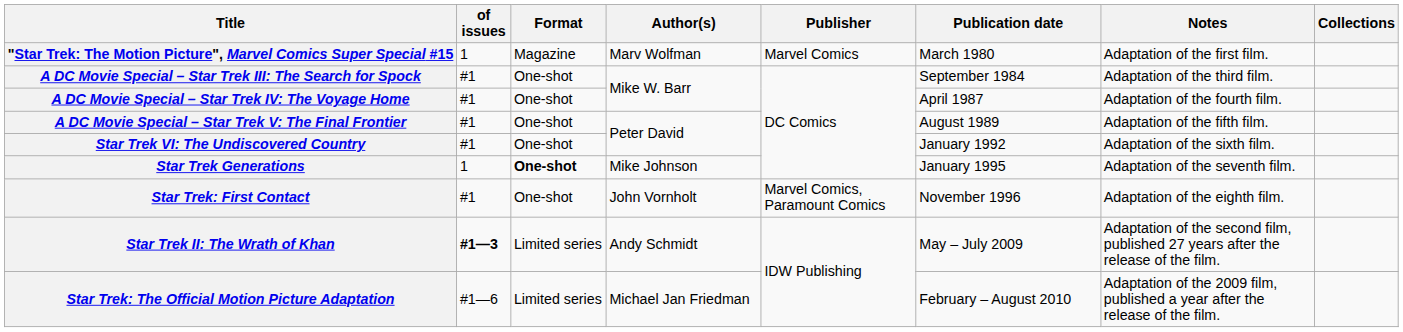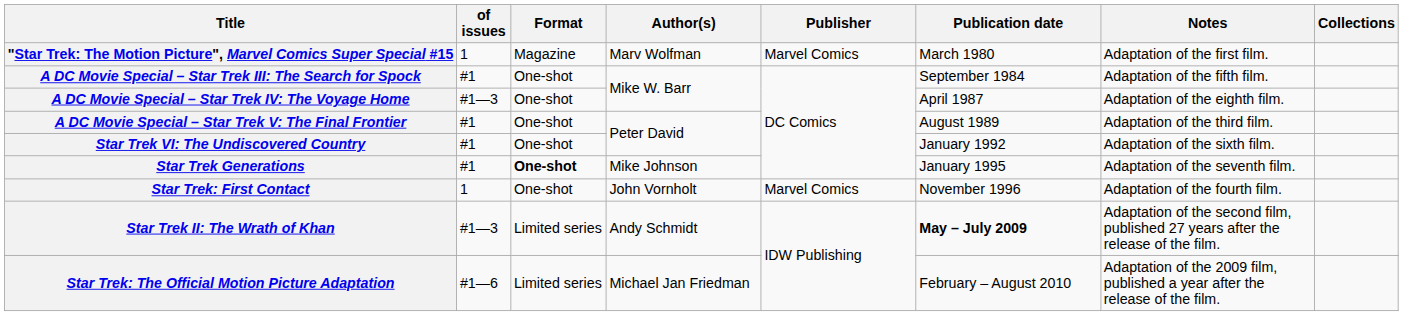(1189, 76) Adaptation of the third film. -> (1186, 76) Adaptation of the fifth film.
(468, 99) #1 -> (479, 99) #1—3
(1193, 99) Adaptation of the fourth film. -> (1194, 99) Adaptation of the eighth film.
(1186, 122) Adaptation of the fifth film. -> (1189, 122) Adaptation of the third film.
(464, 167) 1 -> (468, 167) #1
(468, 197) #1 -> (464, 189) 1
(825, 197) Marvel Comics, Paramount Comics -> (811, 189) Marvel Comics
(1194, 197) Adaptation of the eighth film. -> (1193, 189) Adaptation of the fourth film.
(479, 244) bold -> (479, 228) normal
(971, 244) normal -> (973, 228) bold
